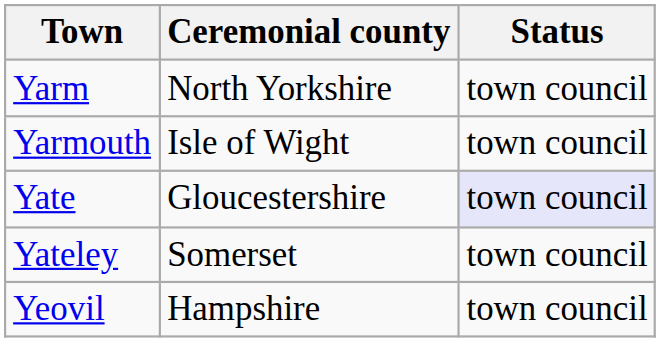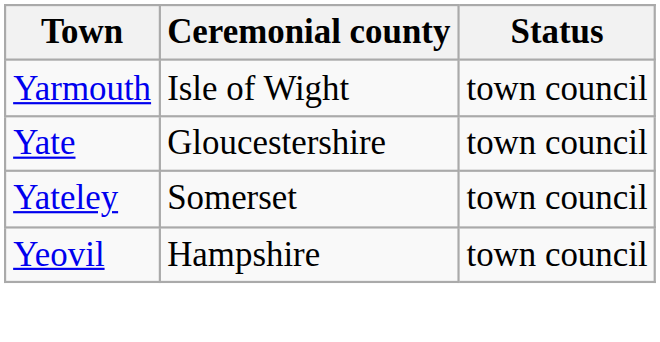- row: (51, 87)
(557, 198) lavender background -> (557, 142) no background
